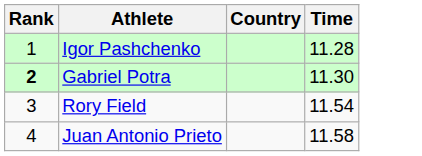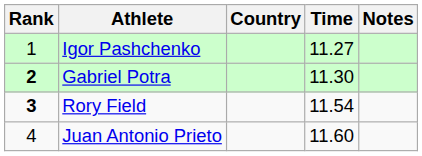+ column: (388, 19)
(332, 48) 11.28 -> (332, 48) 11.27
(31, 106) normal -> (31, 106) bold
(332, 135) 11.58 -> (332, 135) 11.60
